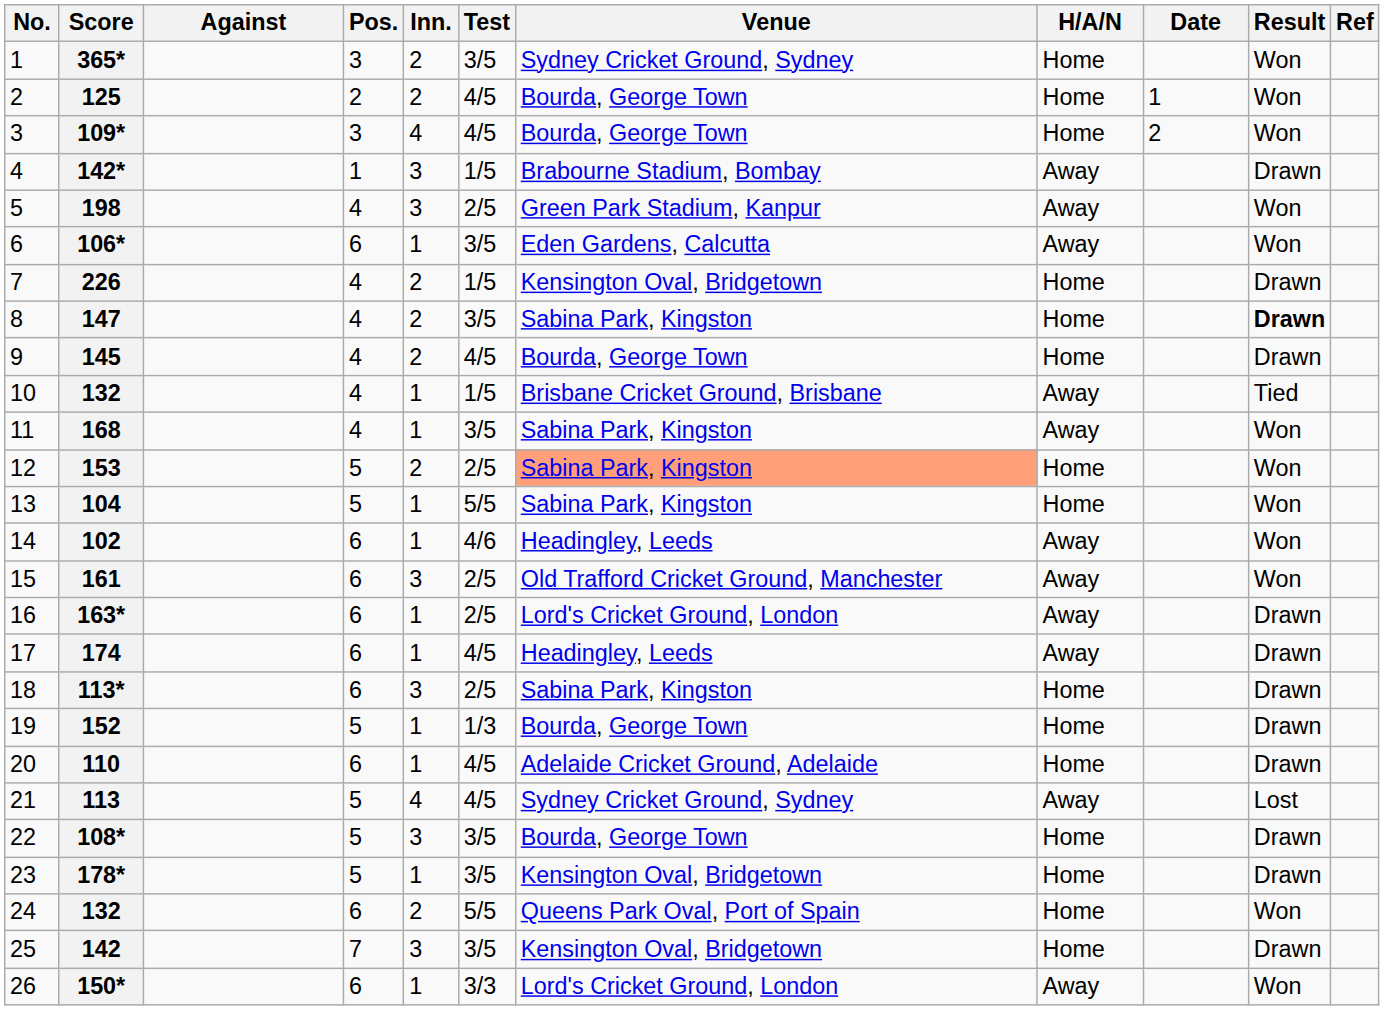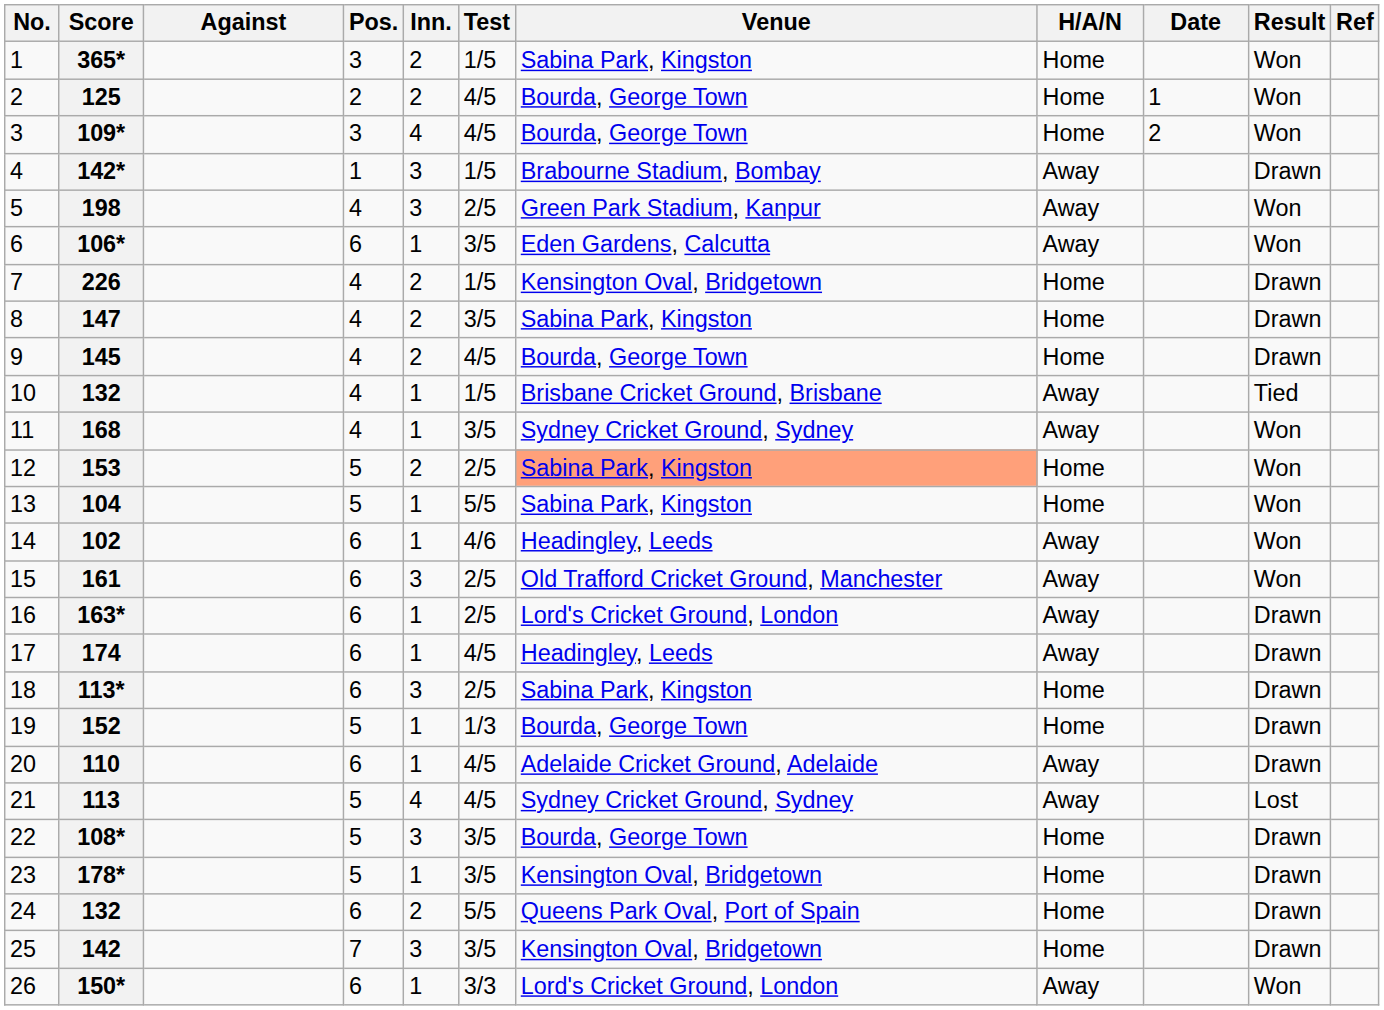(480, 60) 3/5 -> (480, 60) 1/5
(687, 60) Sydney Cricket Ground, Sydney -> (636, 60) Sabina Park, Kingston
(1290, 319) bold -> (1288, 319) normal
(636, 430) Sabina Park, Kingston -> (687, 430) Sydney Cricket Ground, Sydney
(1074, 763) Home -> (1071, 763) Away
(1278, 912) Won -> (1288, 912) Drawn
